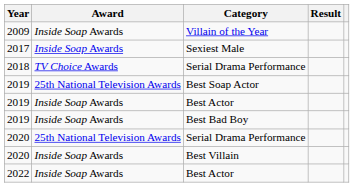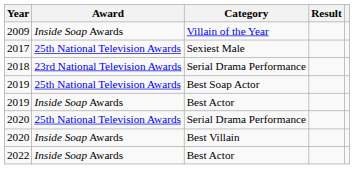(79, 48) Inside Soap Awards -> (108, 48) 25th National Television Awards
(76, 66) TV Choice Awards -> (108, 66) 23rd National Television Awards
- row: (18, 119)
